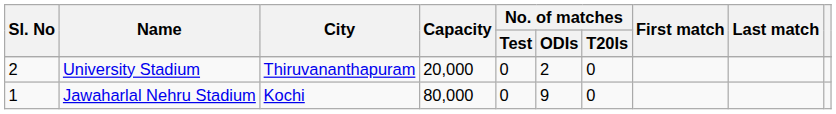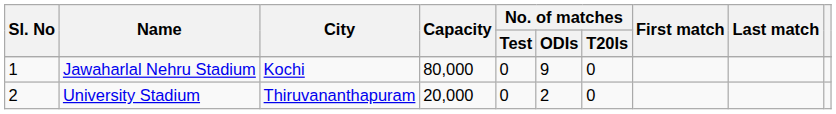rows swapped: (159, 95) <-> (131, 69)
